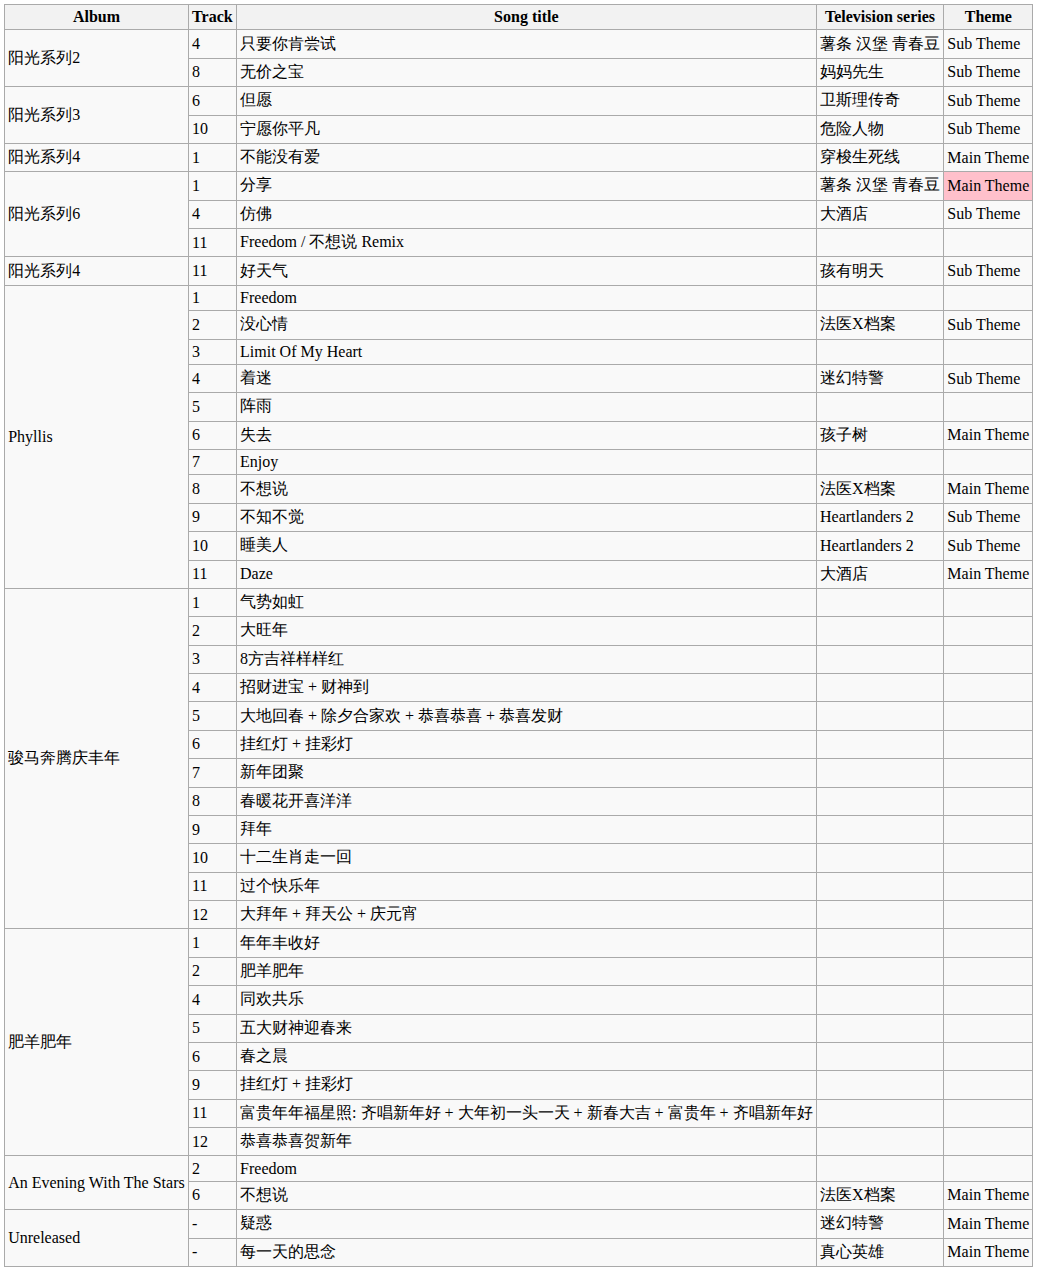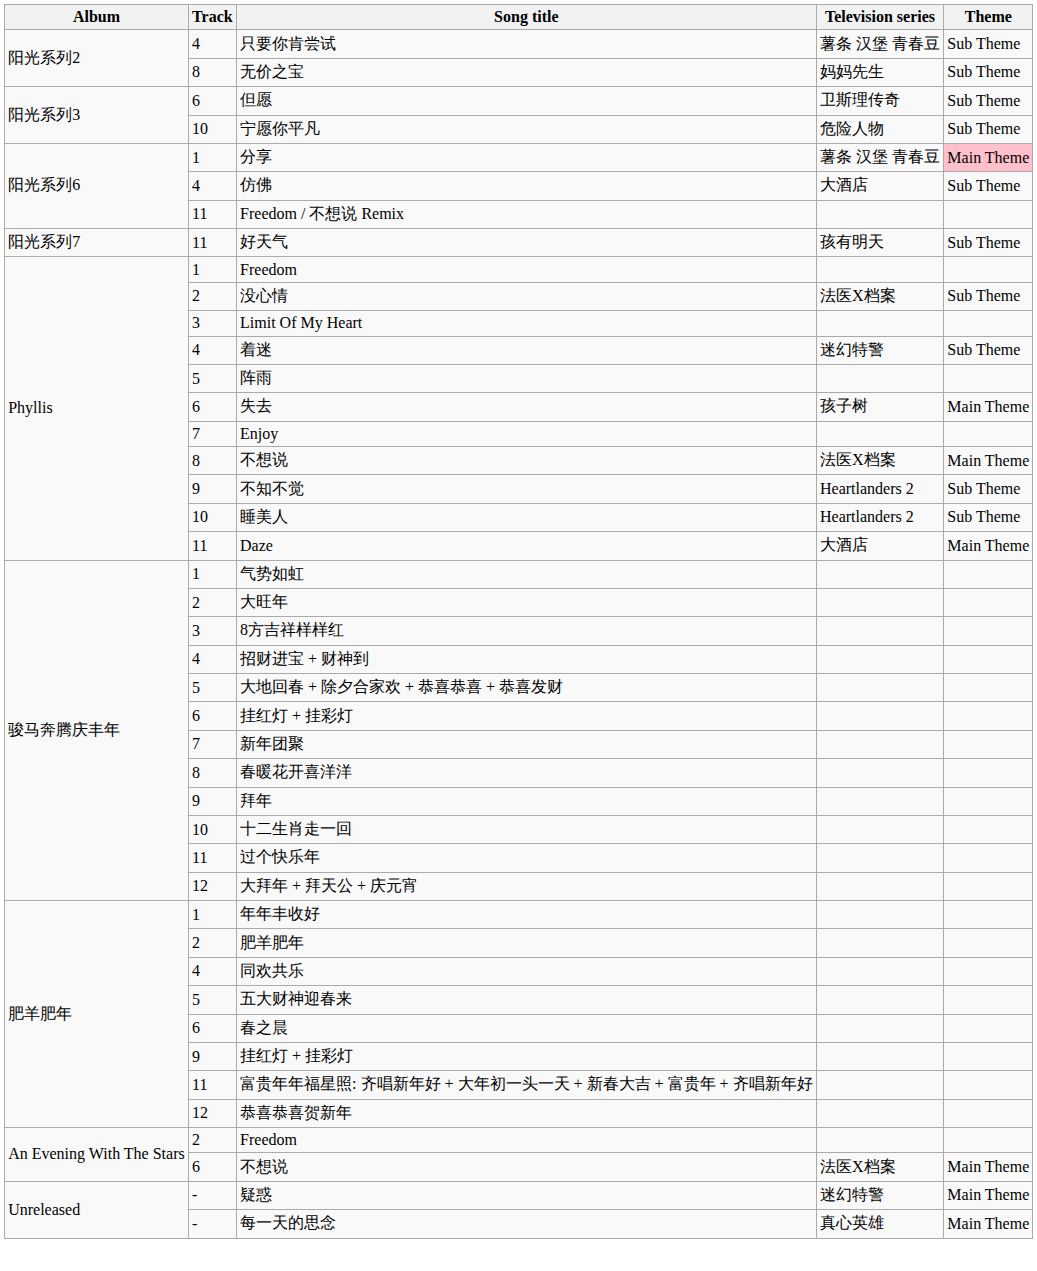- row: (196, 157)
(44, 270) 阳光系列4 -> (44, 242) 阳光系列7
